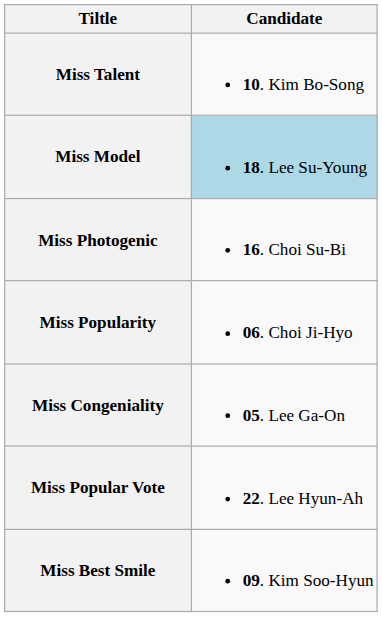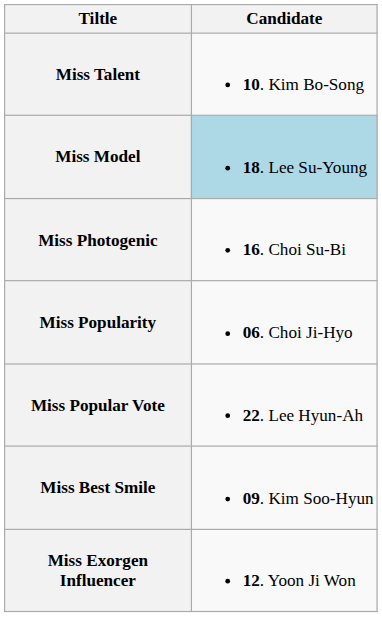- row: (98, 405)
+ row: (98, 570)
